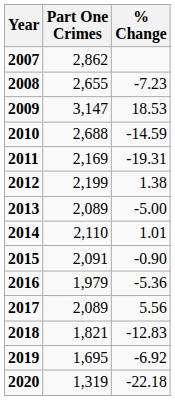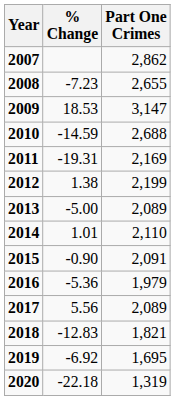columns swapped: (77, 25) <-> (141, 25)
